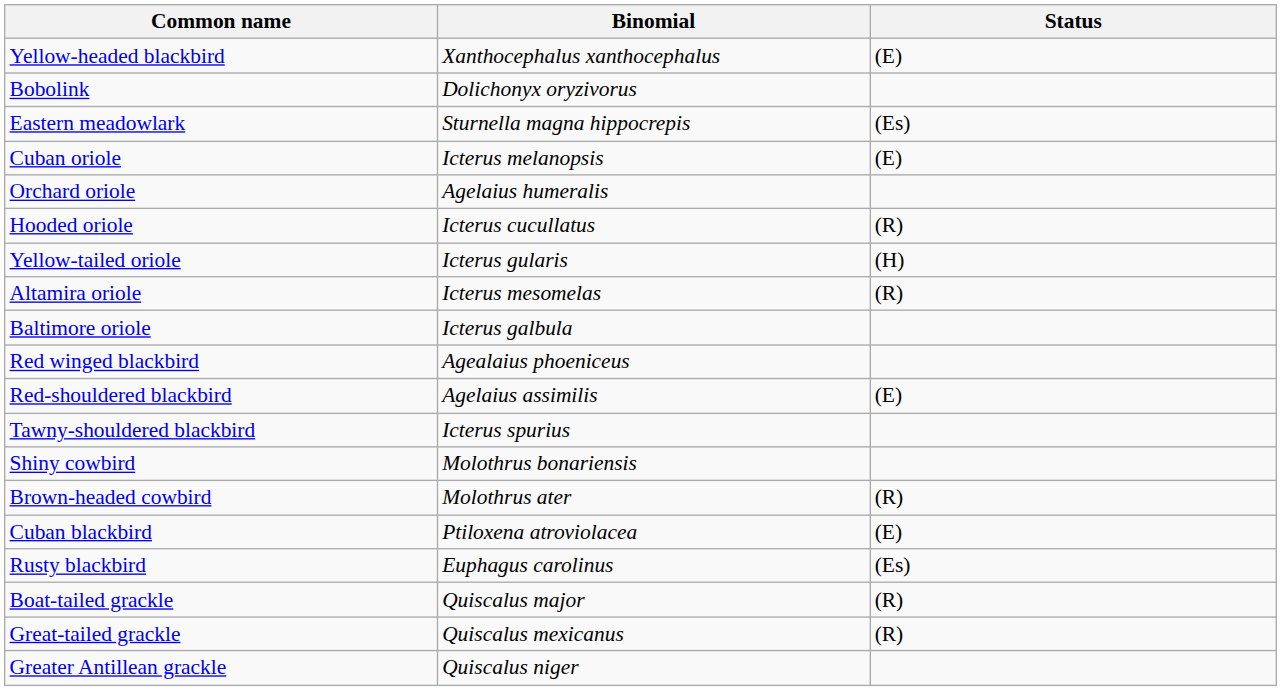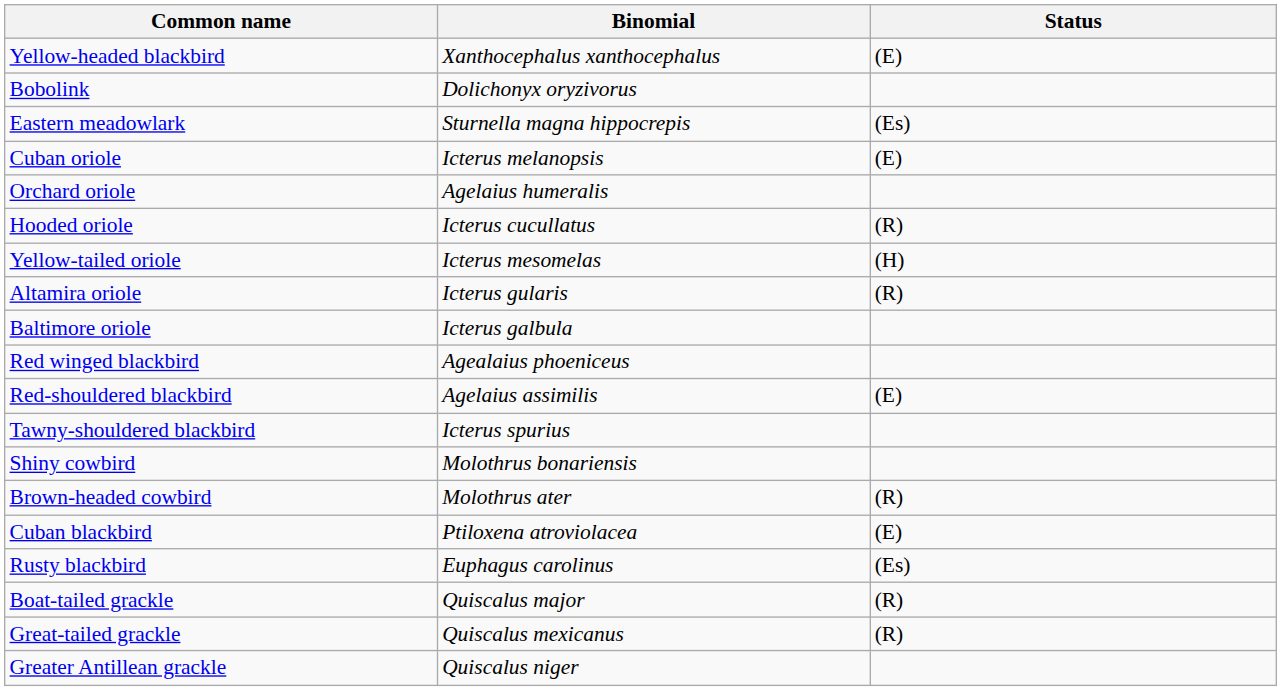(505, 259) Icterus gularis -> (522, 259) Icterus mesomelas
(522, 293) Icterus mesomelas -> (505, 293) Icterus gularis
